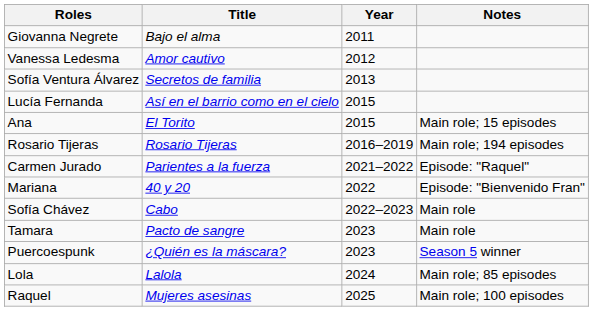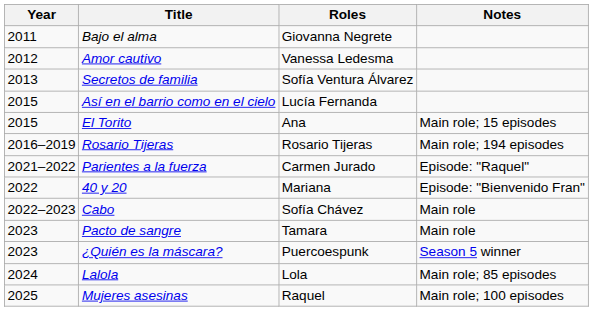columns swapped: (379, 15) <-> (73, 15)
